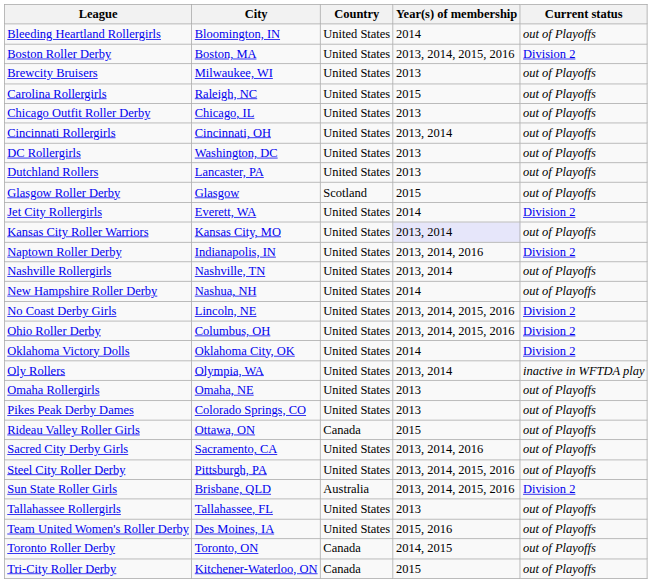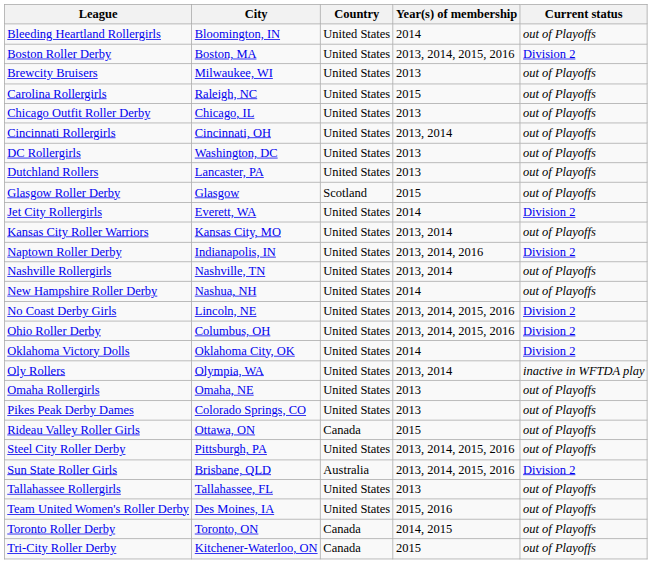(424, 232) lavender background -> (424, 232) no background
- row: (68, 449)
